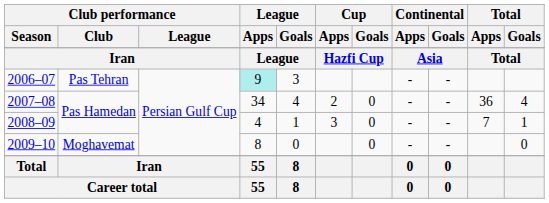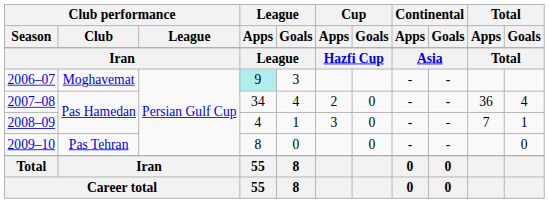(99, 79) Pas Tehran -> (99, 79) Moghavemat
(99, 144) Moghavemat -> (99, 144) Pas Tehran
